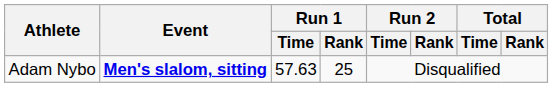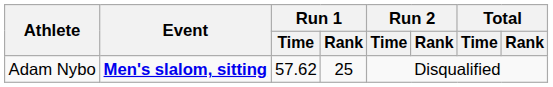(296, 69) 57.63 -> (296, 69) 57.62
